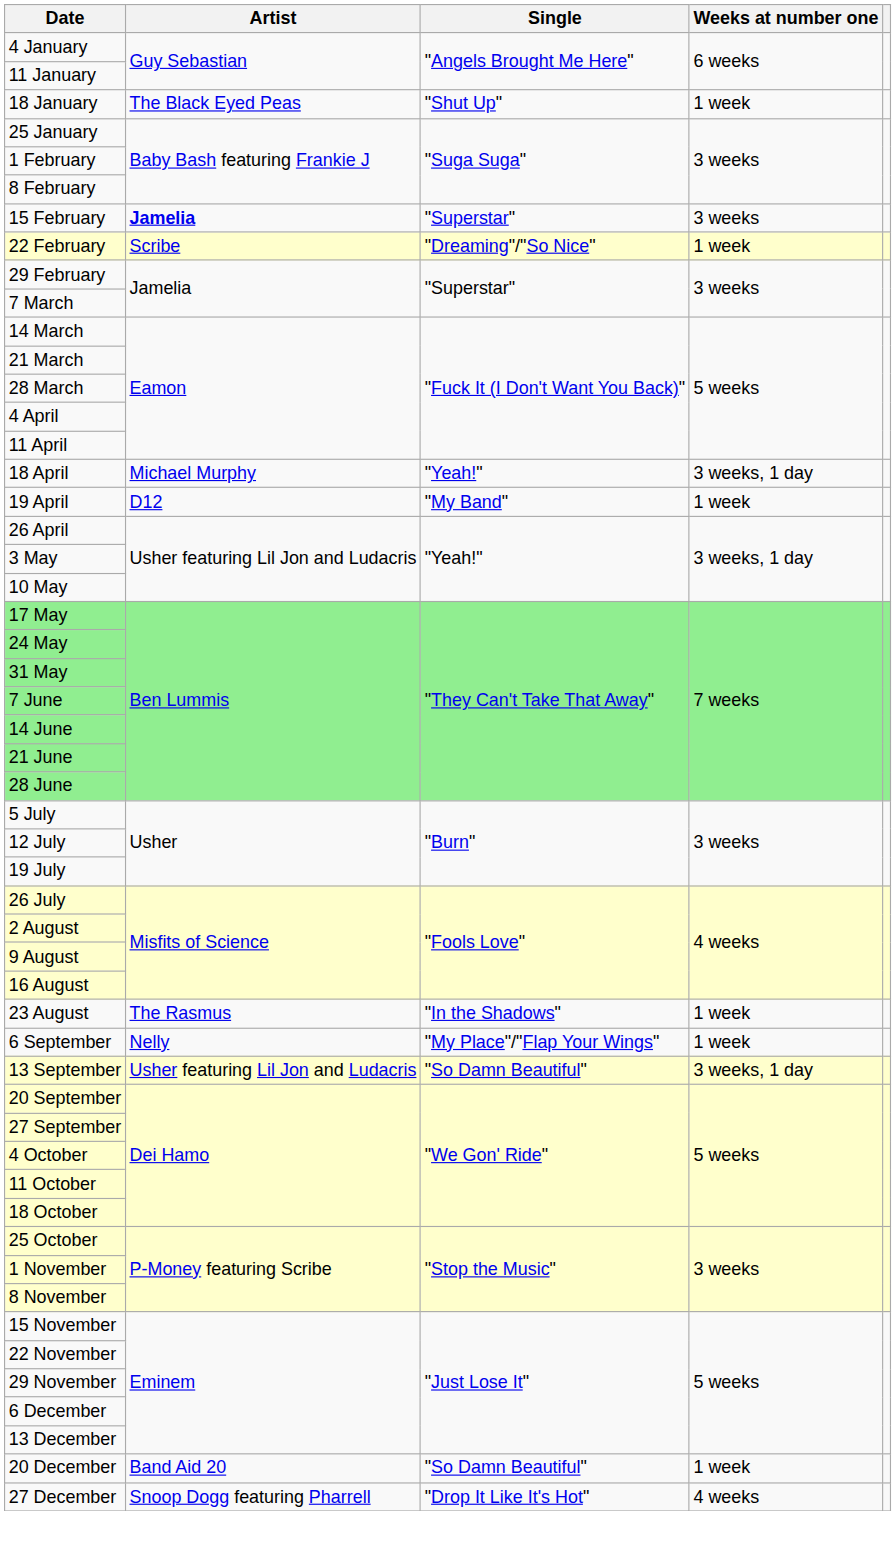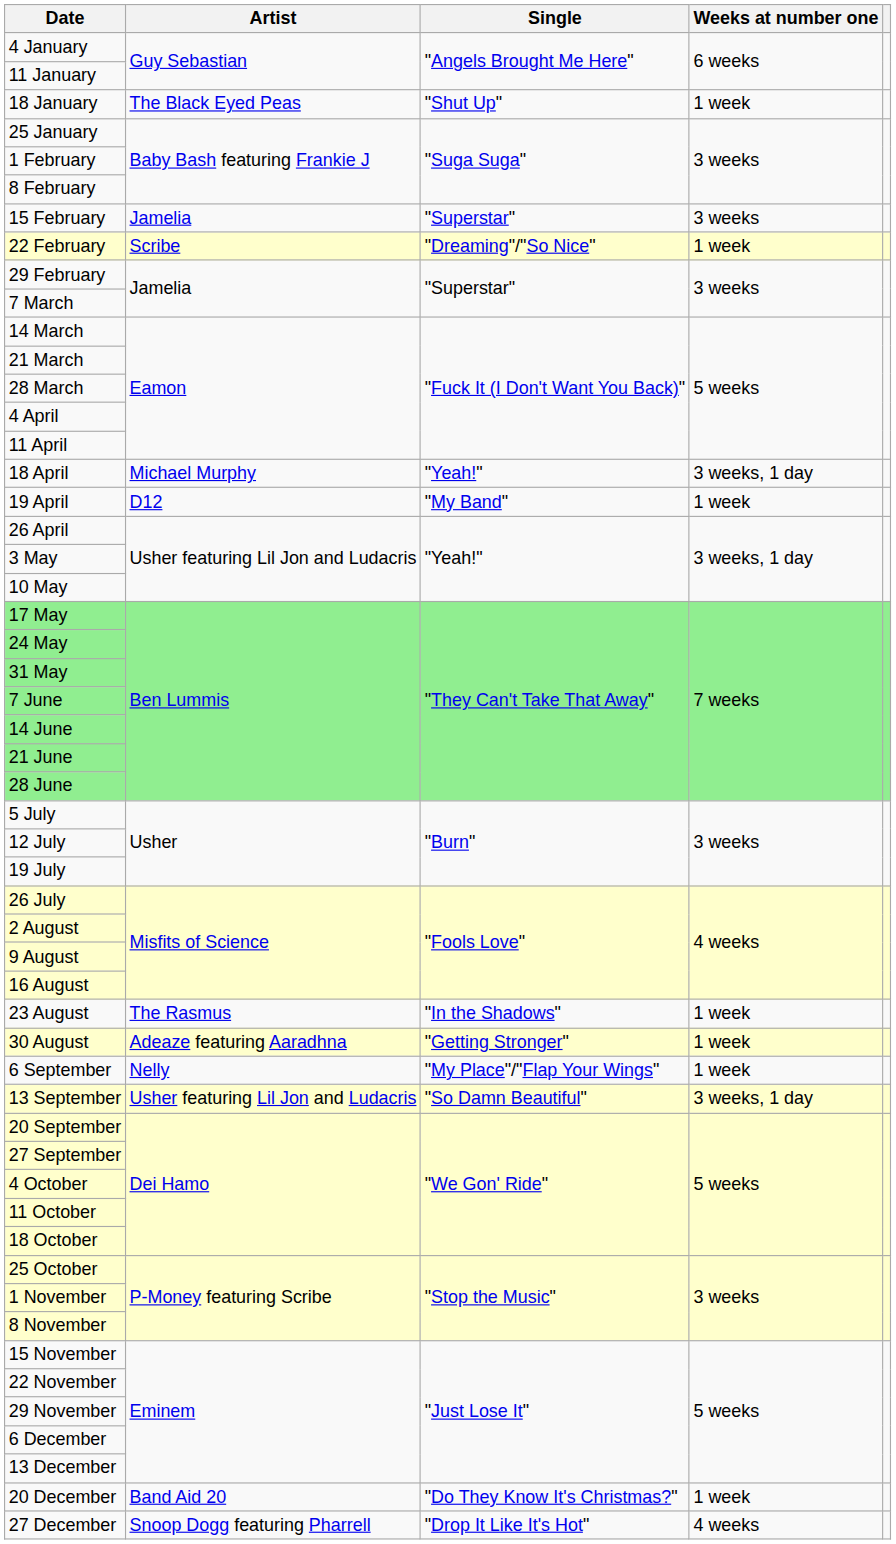(162, 217) bold -> (160, 217) normal
+ row: (49, 1041)
(506, 1468) "So Damn Beautiful" -> (551, 1496) "Do They Know It's Christmas?"
